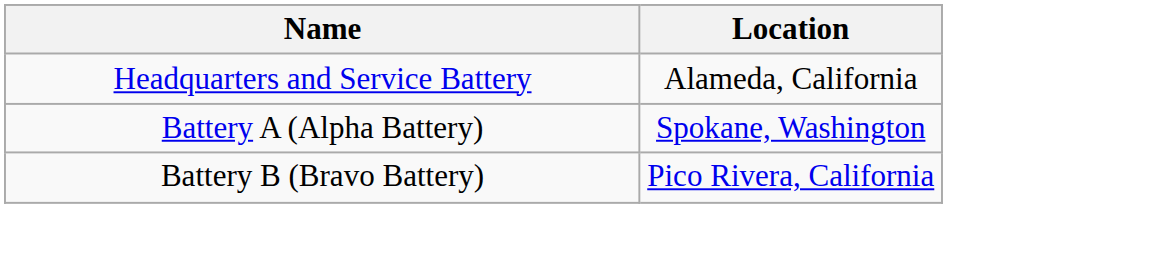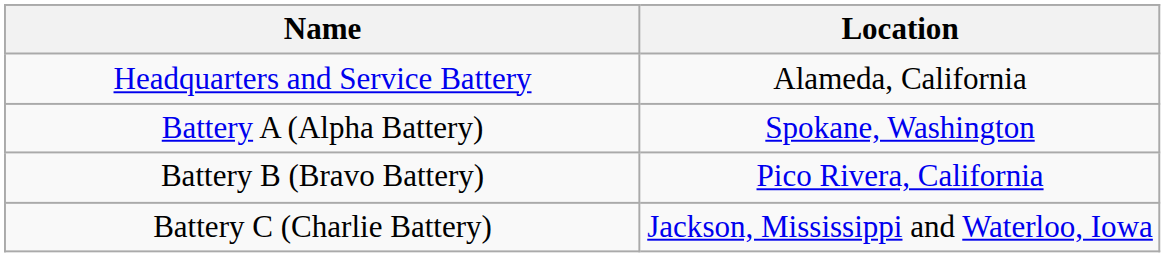+ row: (323, 226)
